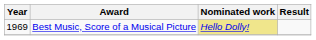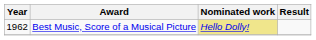(17, 27) 1969 -> (17, 27) 1962
